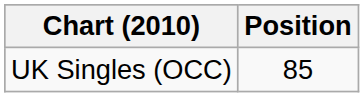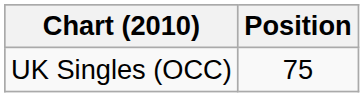(298, 69) 85 -> (298, 69) 75
